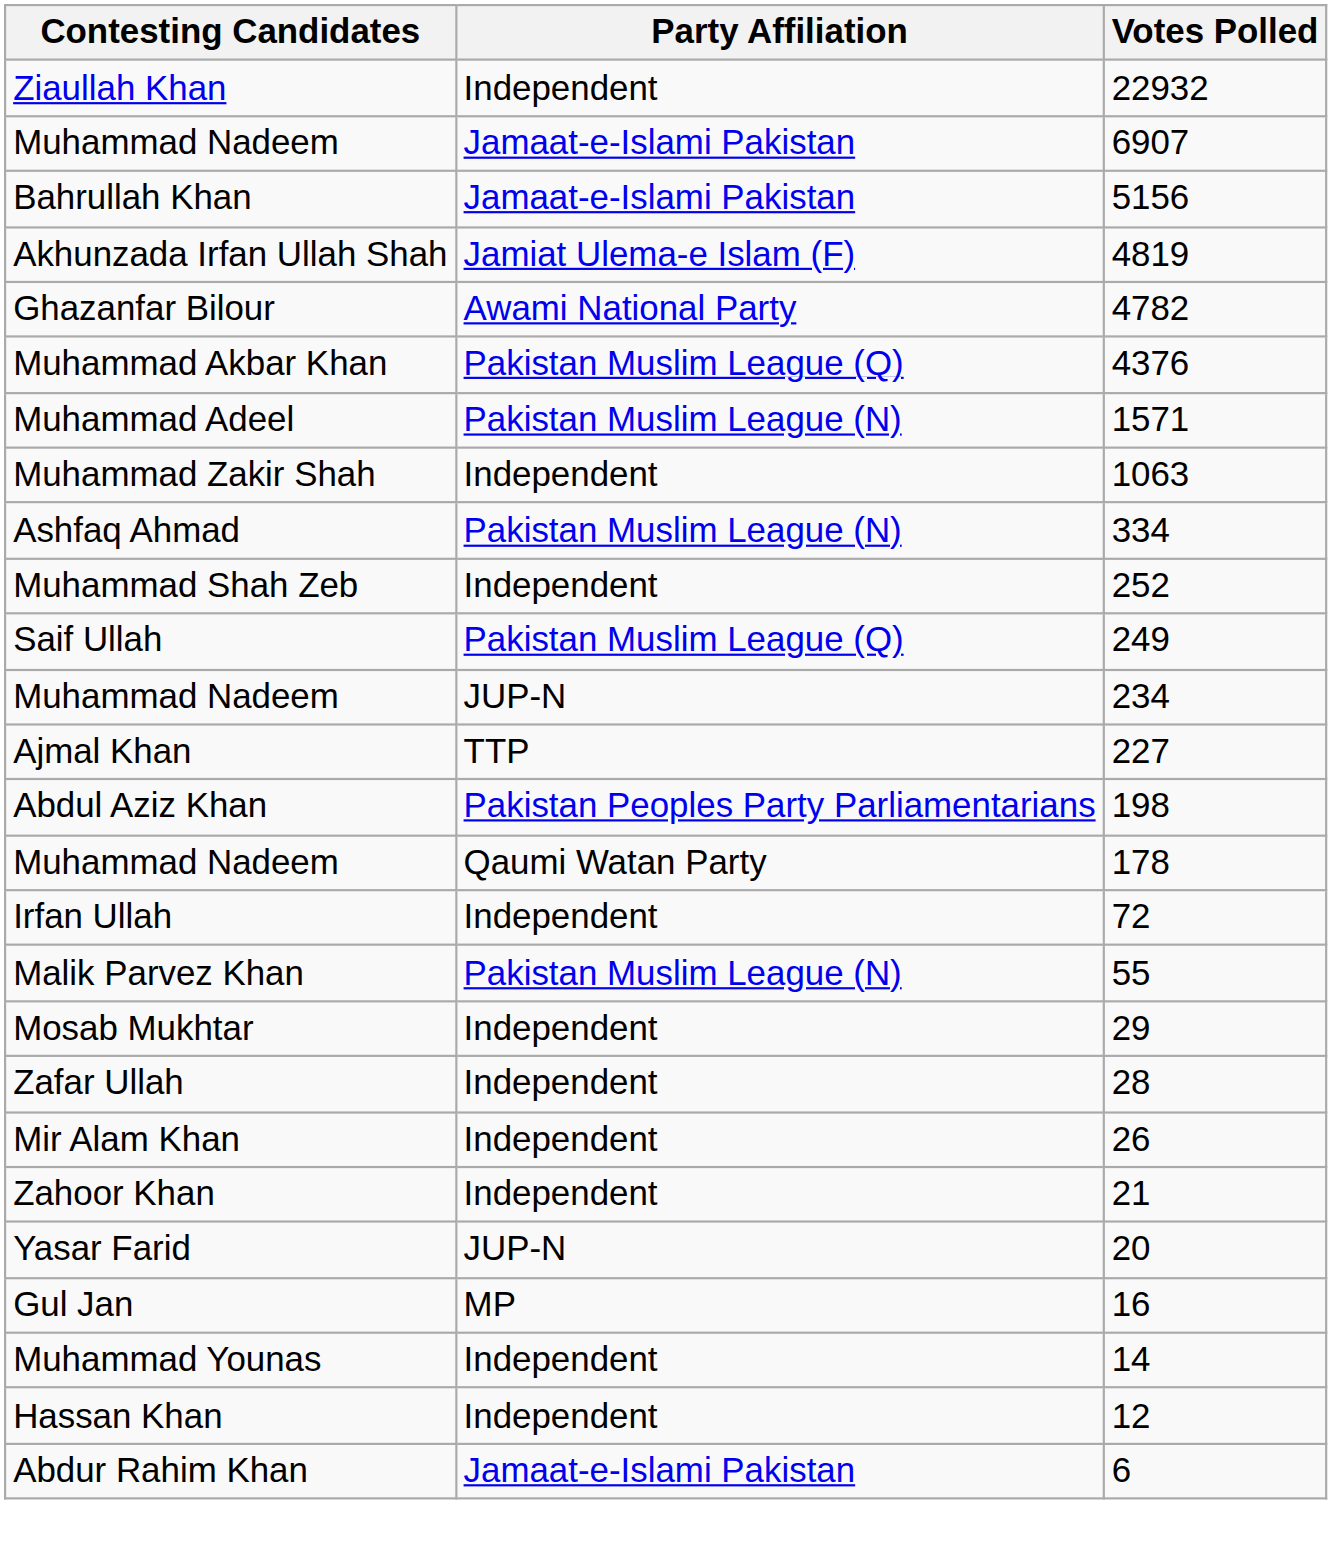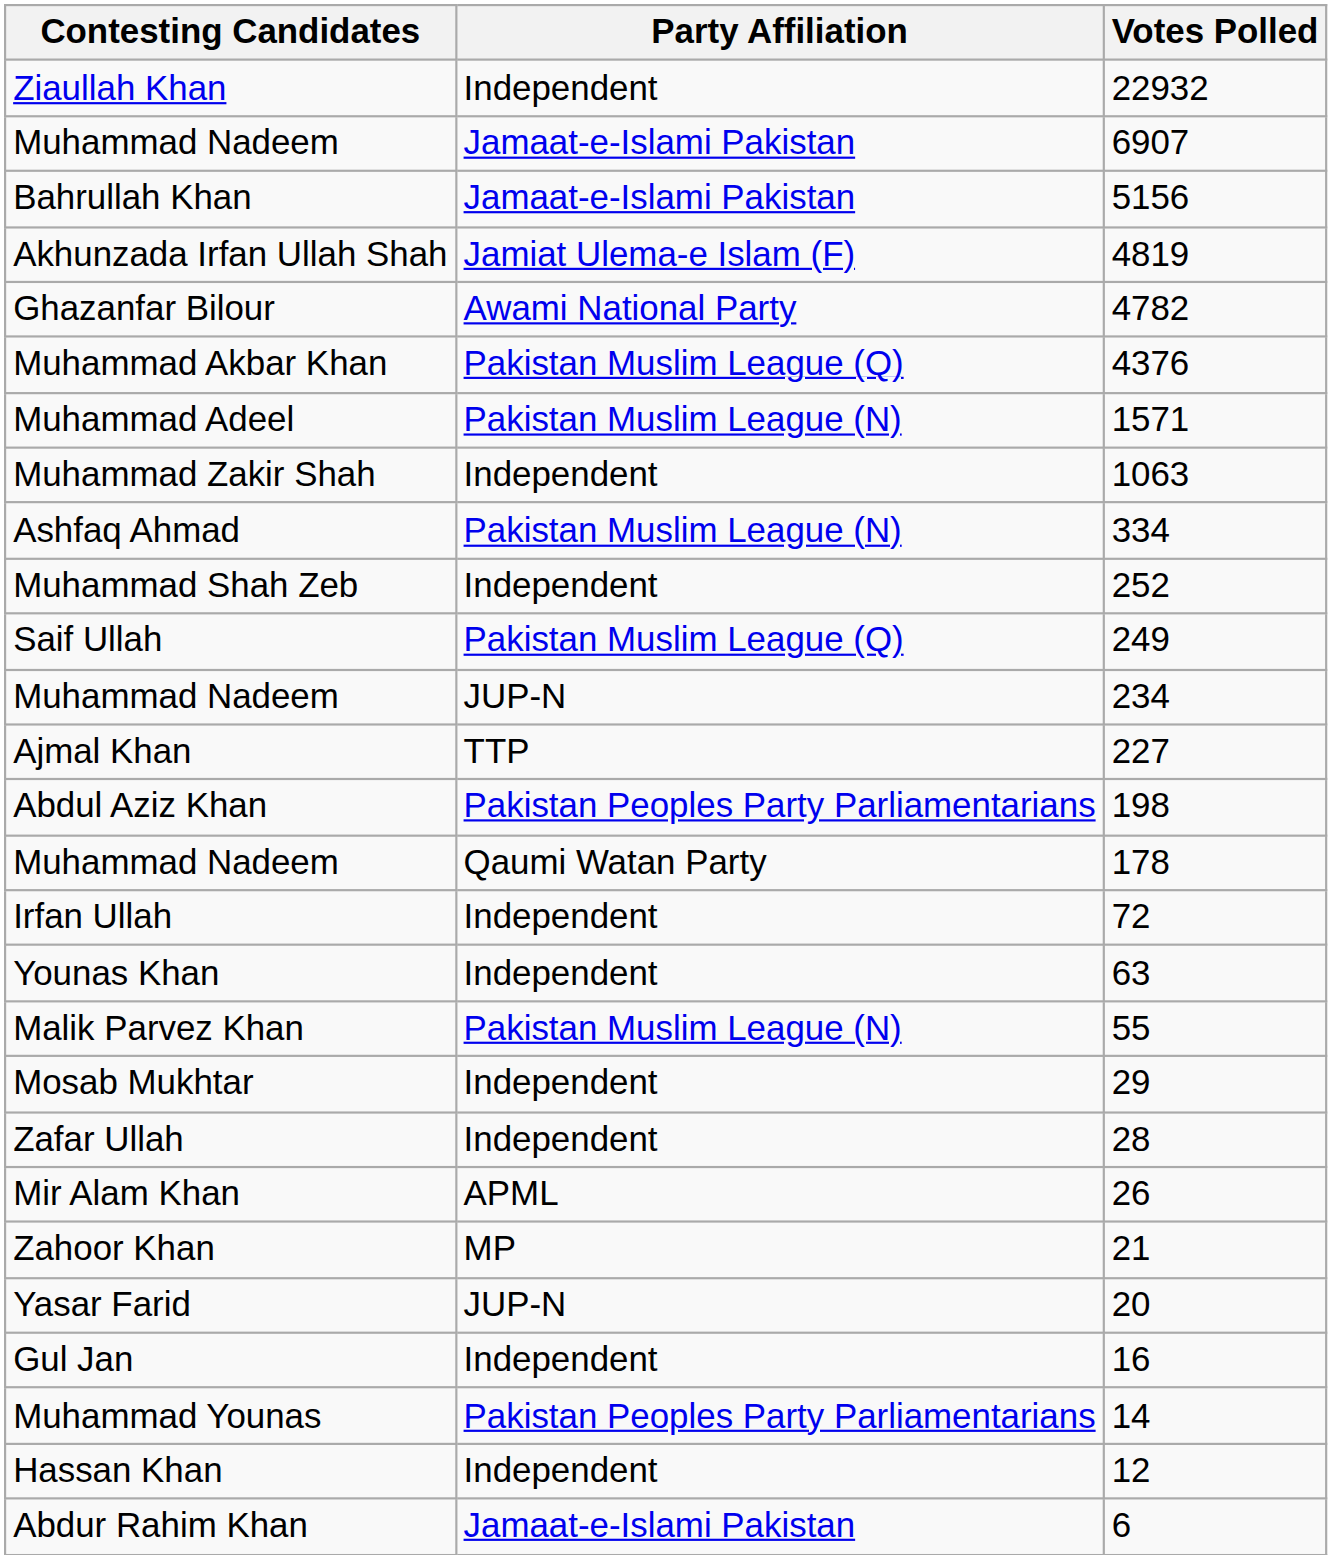+ row: (116, 972)
(561, 1138) Independent -> (511, 1193) APML
(561, 1193) Independent -> (490, 1249) MP
(490, 1304) MP -> (561, 1359) Independent
(561, 1359) Independent -> (780, 1415) Pakistan Peoples Party Parliamentarians
